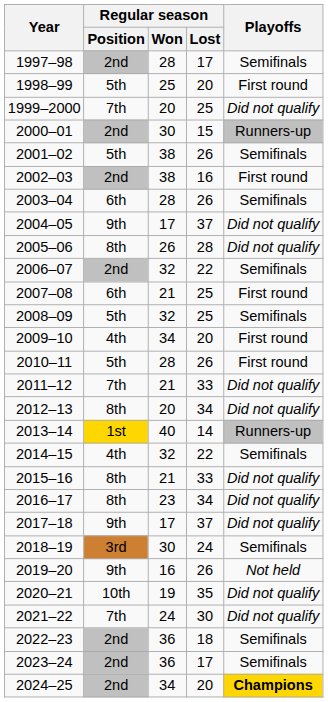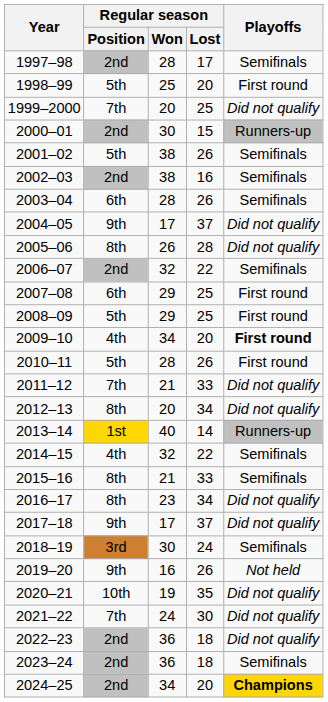(273, 177) First round -> (273, 177) Semifinals
(167, 293) 21 -> (167, 293) 29
(167, 316) 32 -> (167, 316) 29
(273, 316) Semifinals -> (273, 316) First round
(273, 339) normal -> (273, 339) bold
(273, 477) Did not qualify -> (273, 477) Semifinals
(273, 639) Semifinals -> (273, 639) Did not qualify
(205, 662) 17 -> (205, 662) 18
